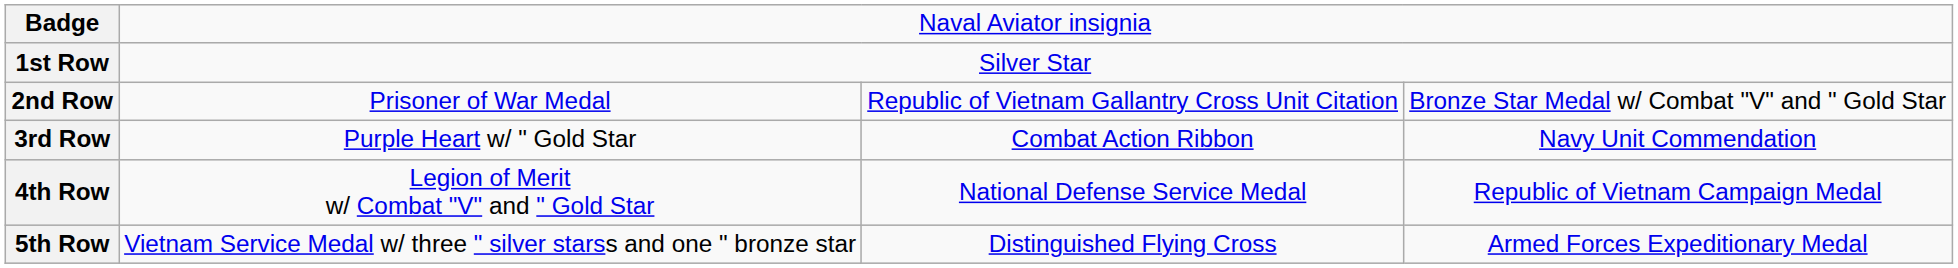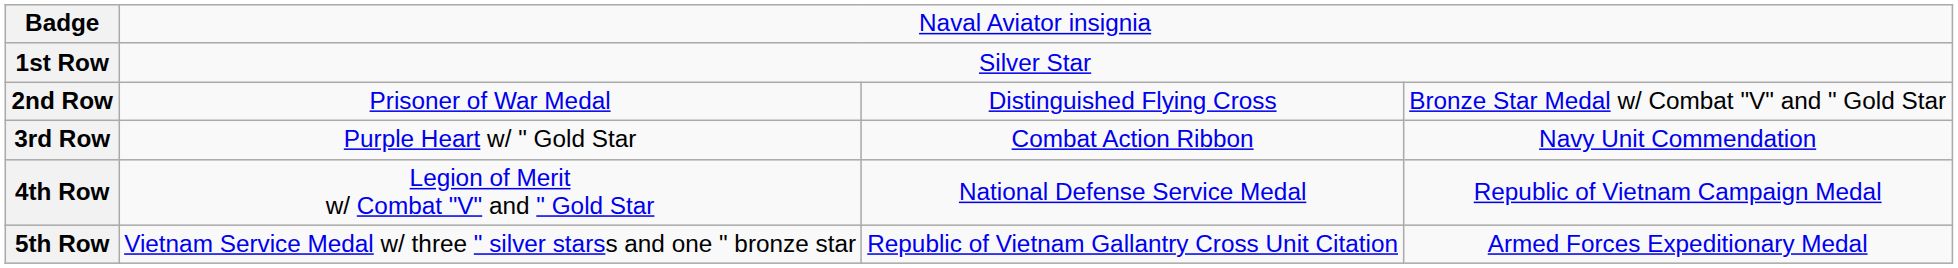(1133, 100) Republic of Vietnam Gallantry Cross Unit Citation -> (1133, 100) Distinguished Flying Cross
(1133, 243) Distinguished Flying Cross -> (1133, 243) Republic of Vietnam Gallantry Cross Unit Citation
